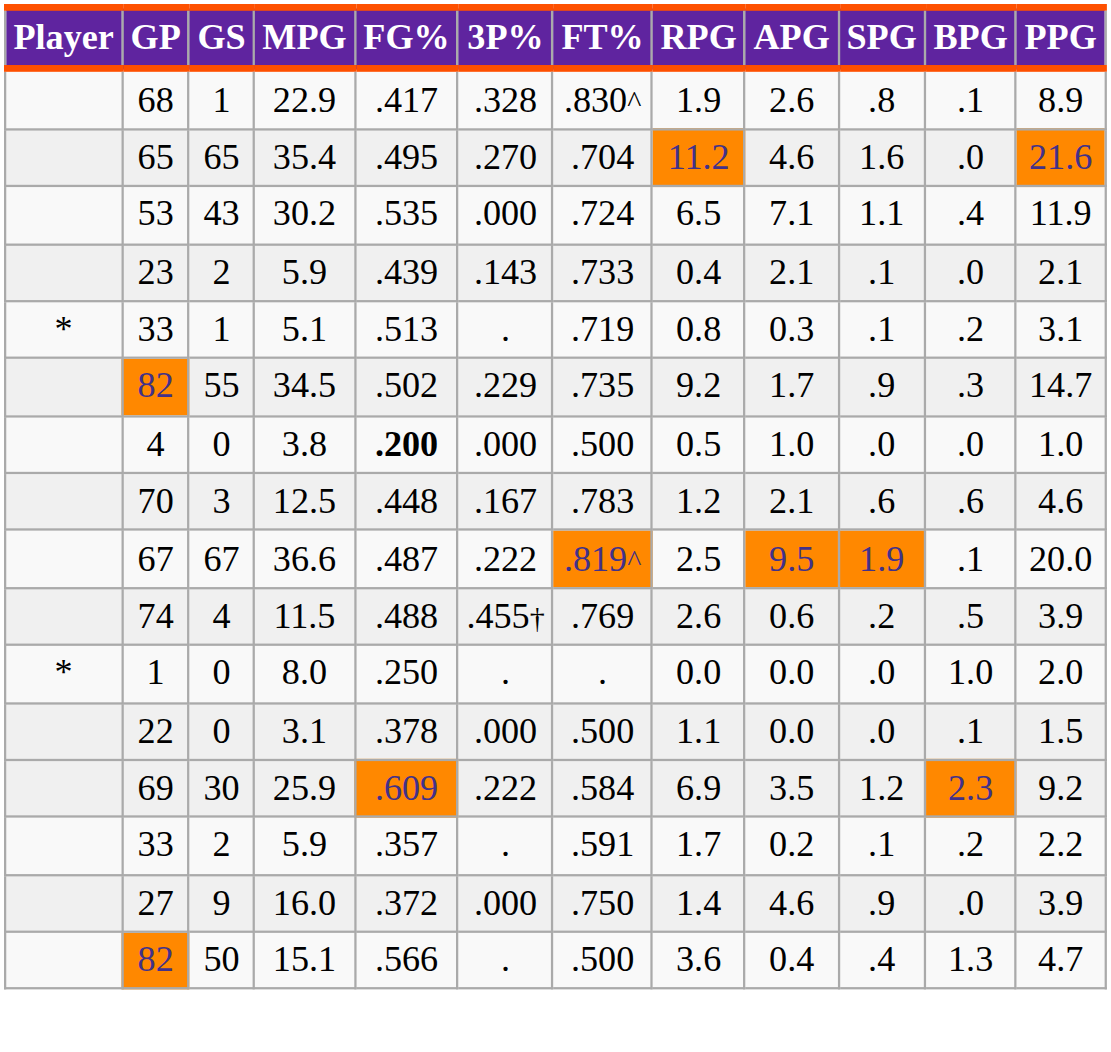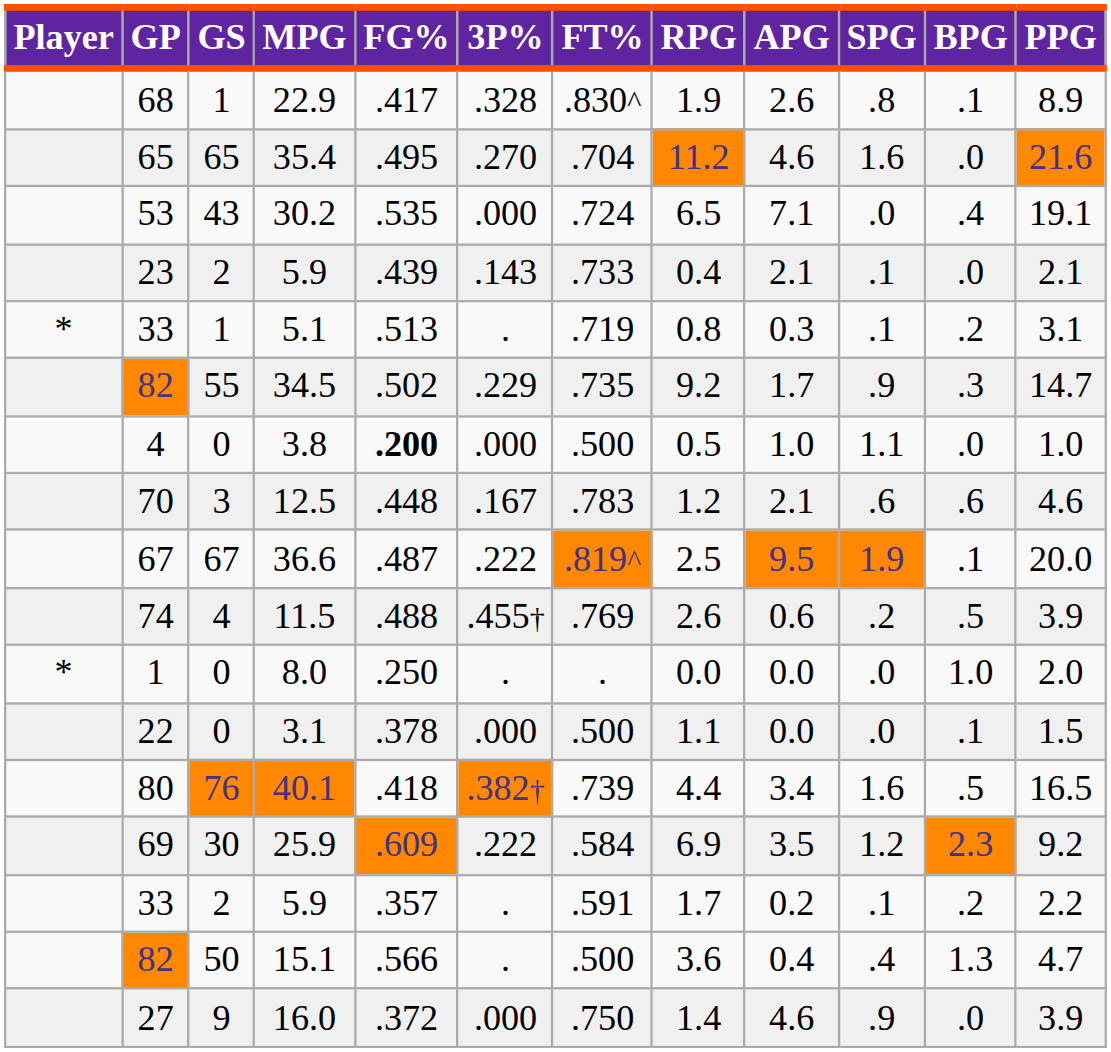(882, 214) 1.1 -> (882, 214) .0
(1061, 214) 11.9 -> (1061, 214) 19.1
(882, 443) .0 -> (882, 443) 1.1
+ row: (156, 787)
rows swapped: (156, 902) <-> (156, 959)
